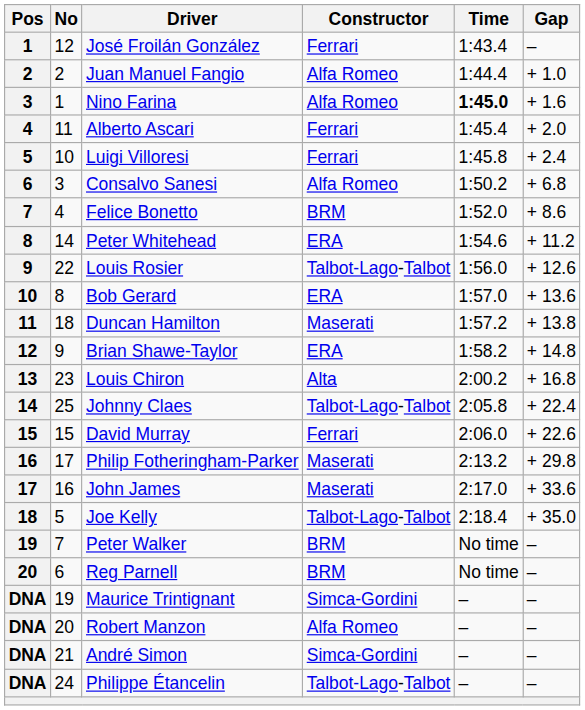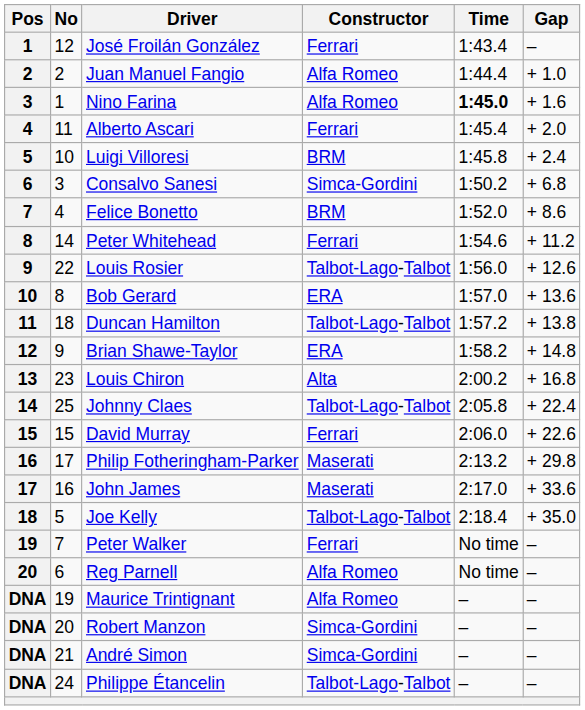(332, 157) Ferrari -> (326, 157) BRM
(352, 185) Alfa Romeo -> (362, 185) Simca-Gordini
(325, 240) ERA -> (332, 240) Ferrari
(340, 323) Maserati -> (379, 323) Talbot-Lago-Talbot
(326, 544) BRM -> (332, 544) Ferrari
(326, 572) BRM -> (352, 572) Alfa Romeo
(362, 600) Simca-Gordini -> (352, 600) Alfa Romeo
(352, 627) Alfa Romeo -> (362, 627) Simca-Gordini
